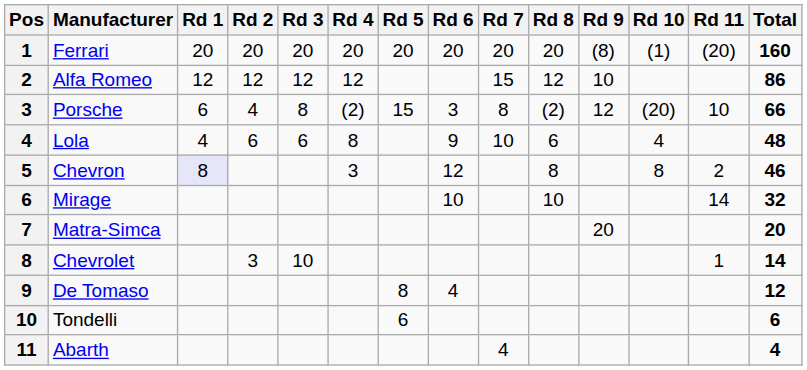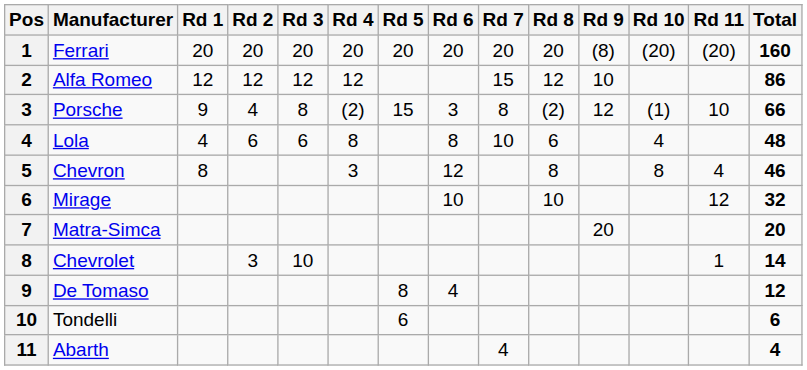(659, 50) (1) -> (659, 50) (20)
(203, 110) 6 -> (203, 110) 9
(659, 110) (20) -> (659, 110) (1)
(453, 140) 9 -> (453, 140) 8
(203, 170) lavender background -> (203, 170) no background
(719, 170) 2 -> (719, 170) 4
(719, 200) 14 -> (719, 200) 12
